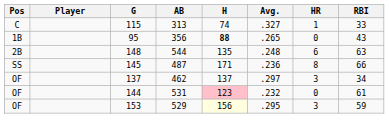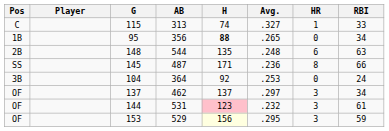(361, 38) 43 -> (361, 38) 34
+ row: (133, 79)
(316, 92) 0 -> (316, 106) 3
